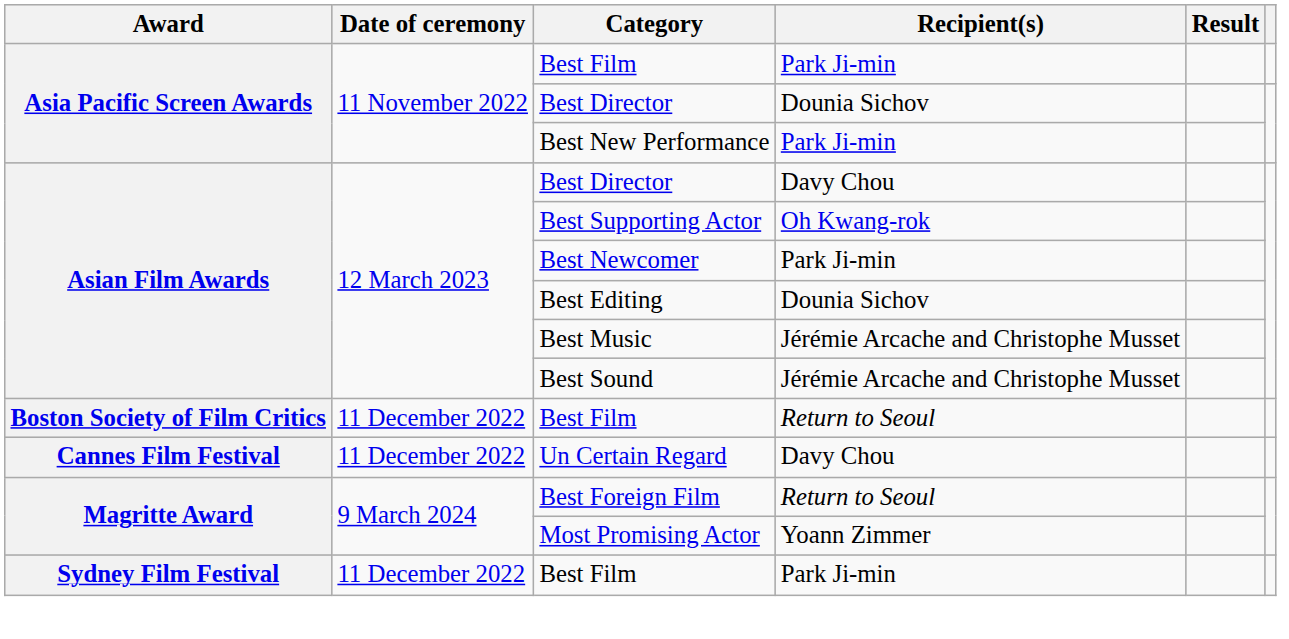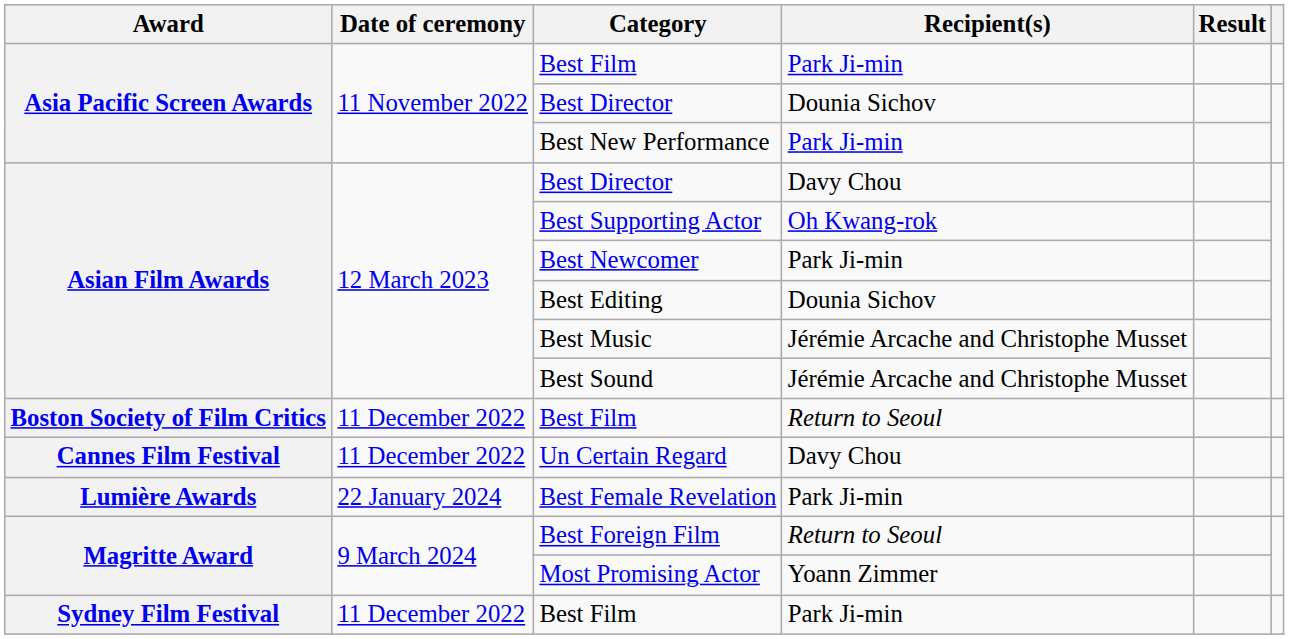+ row: (168, 496)
